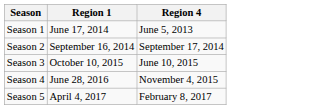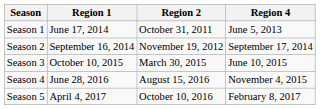+ column: (181, 12)
